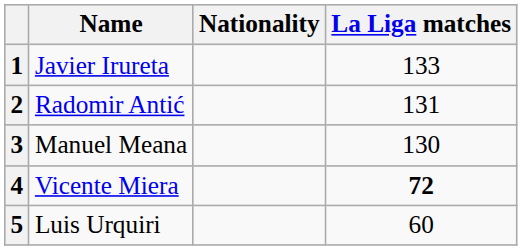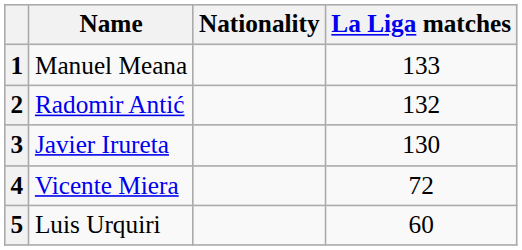(102, 64) Javier Irureta -> (111, 64) Manuel Meana
(421, 104) 131 -> (421, 104) 132
(111, 144) Manuel Meana -> (102, 144) Javier Irureta
(421, 184) bold -> (421, 184) normal
